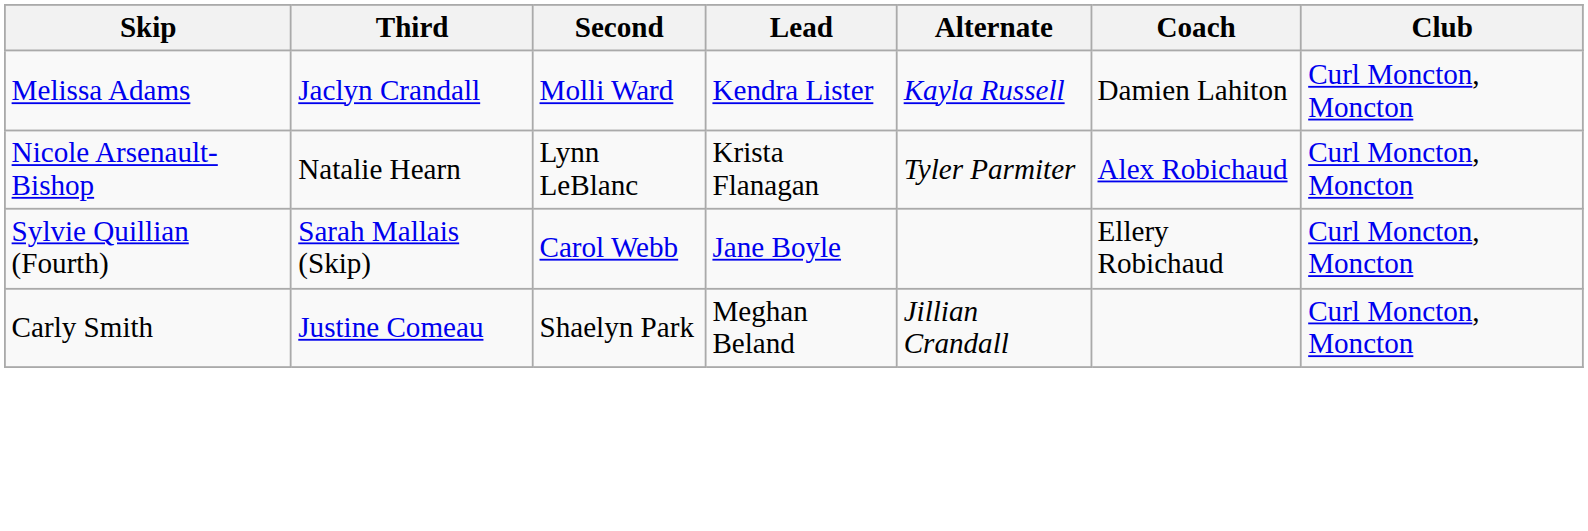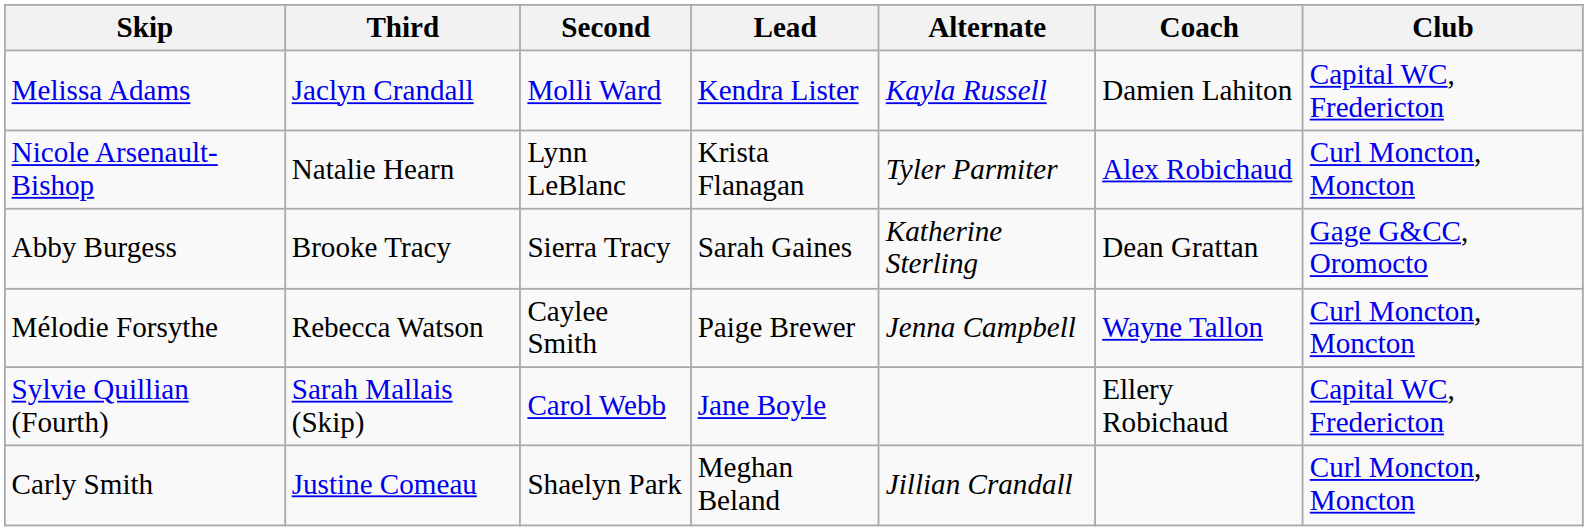(1394, 90) Curl Moncton, Moncton -> (1382, 90) Capital WC, Fredericton
+ row: (94, 248)
+ row: (115, 326)
(1394, 248) Curl Moncton, Moncton -> (1382, 405) Capital WC, Fredericton
